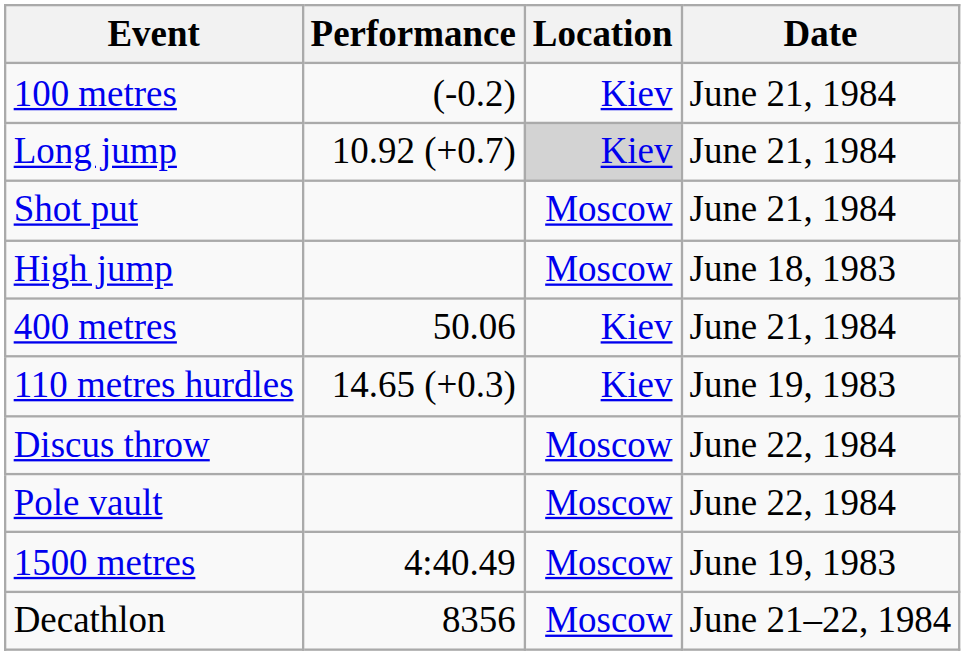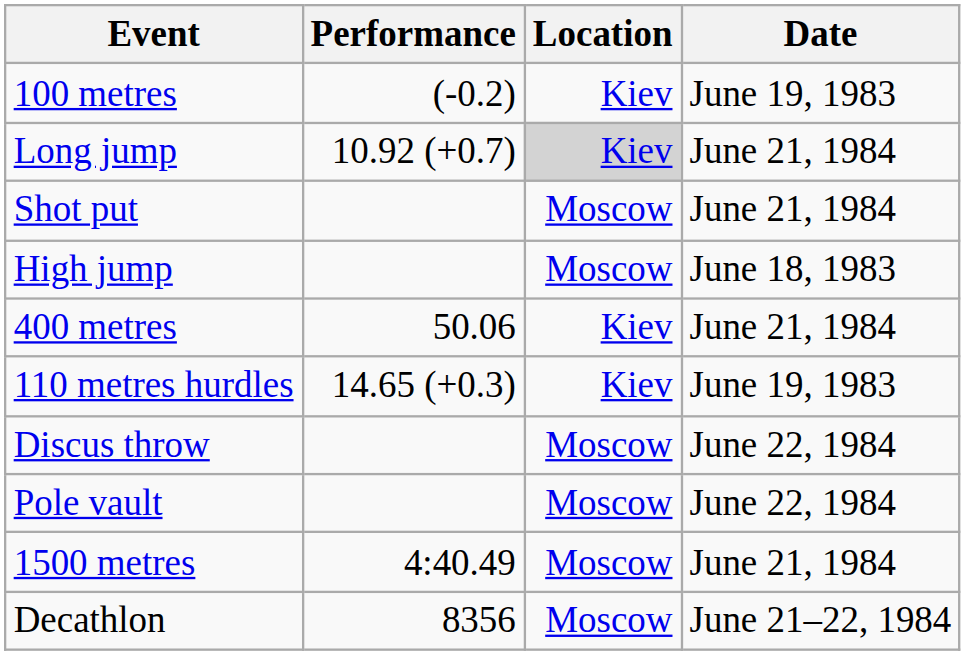(793, 92) June 21, 1984 -> (793, 92) June 19, 1983
(793, 561) June 19, 1983 -> (793, 561) June 21, 1984
